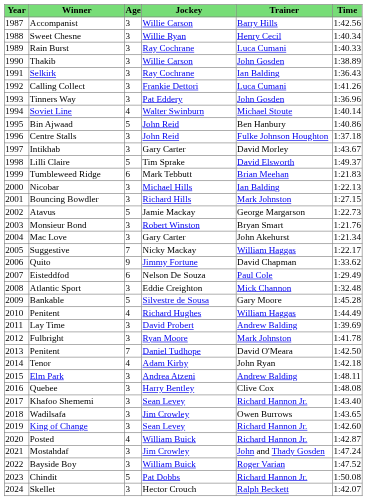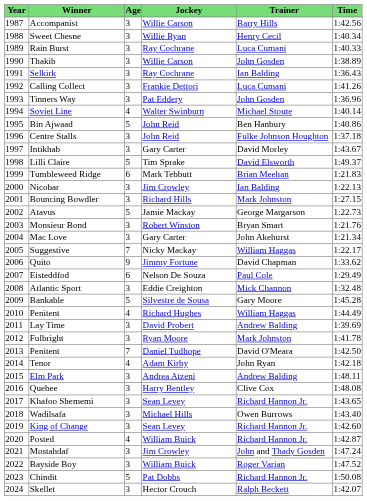(167, 187) Michael Hills -> (166, 187) Jim Crowley
(347, 401) 1:43.40 -> (347, 401) 1:43.65
(166, 414) Jim Crowley -> (167, 414) Michael Hills
(347, 414) 1:43.65 -> (347, 414) 1:43.40
